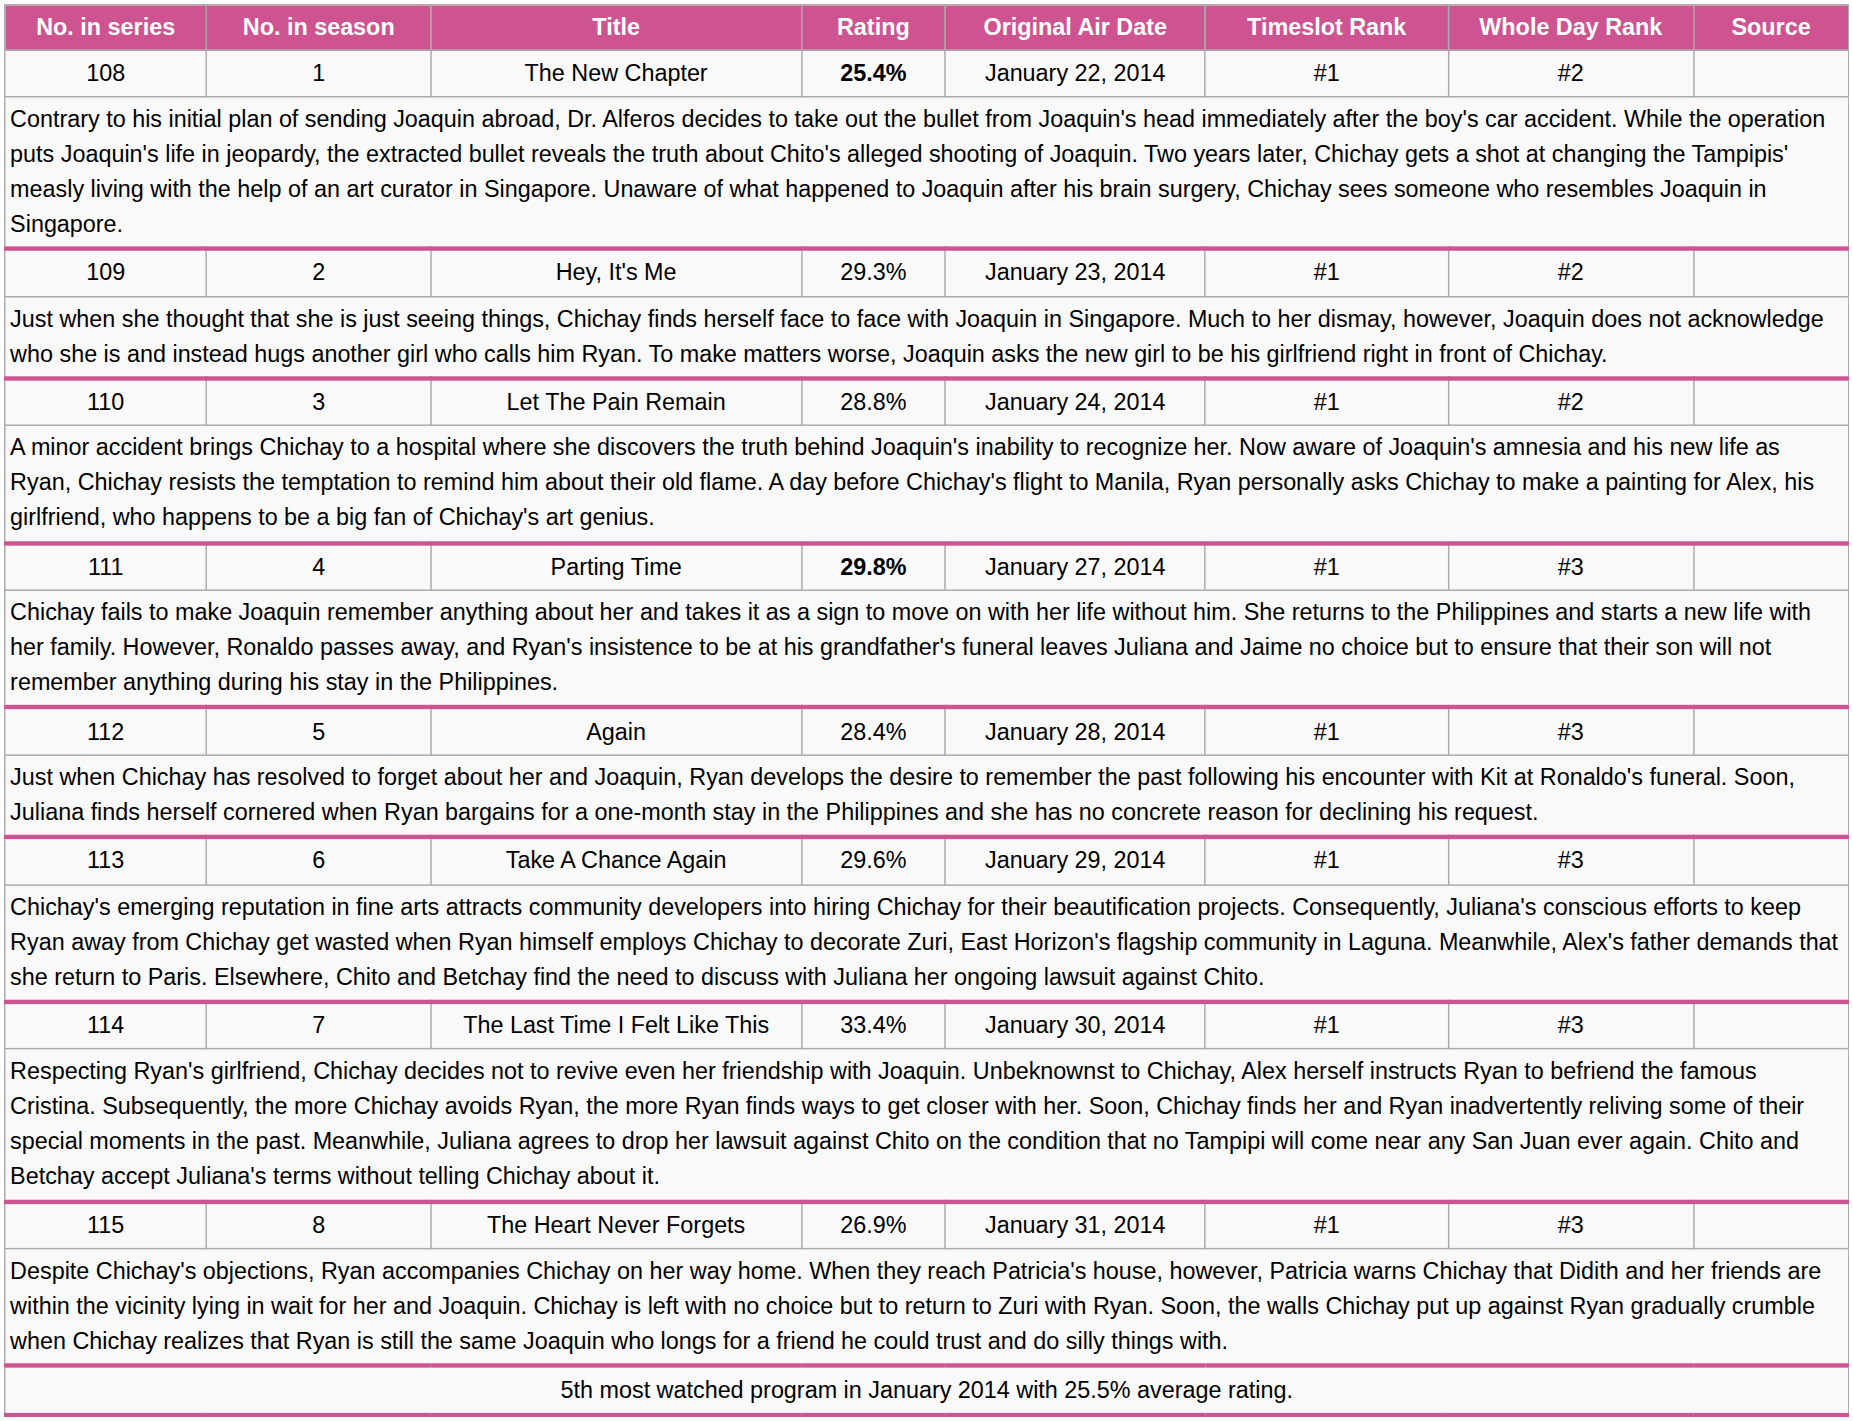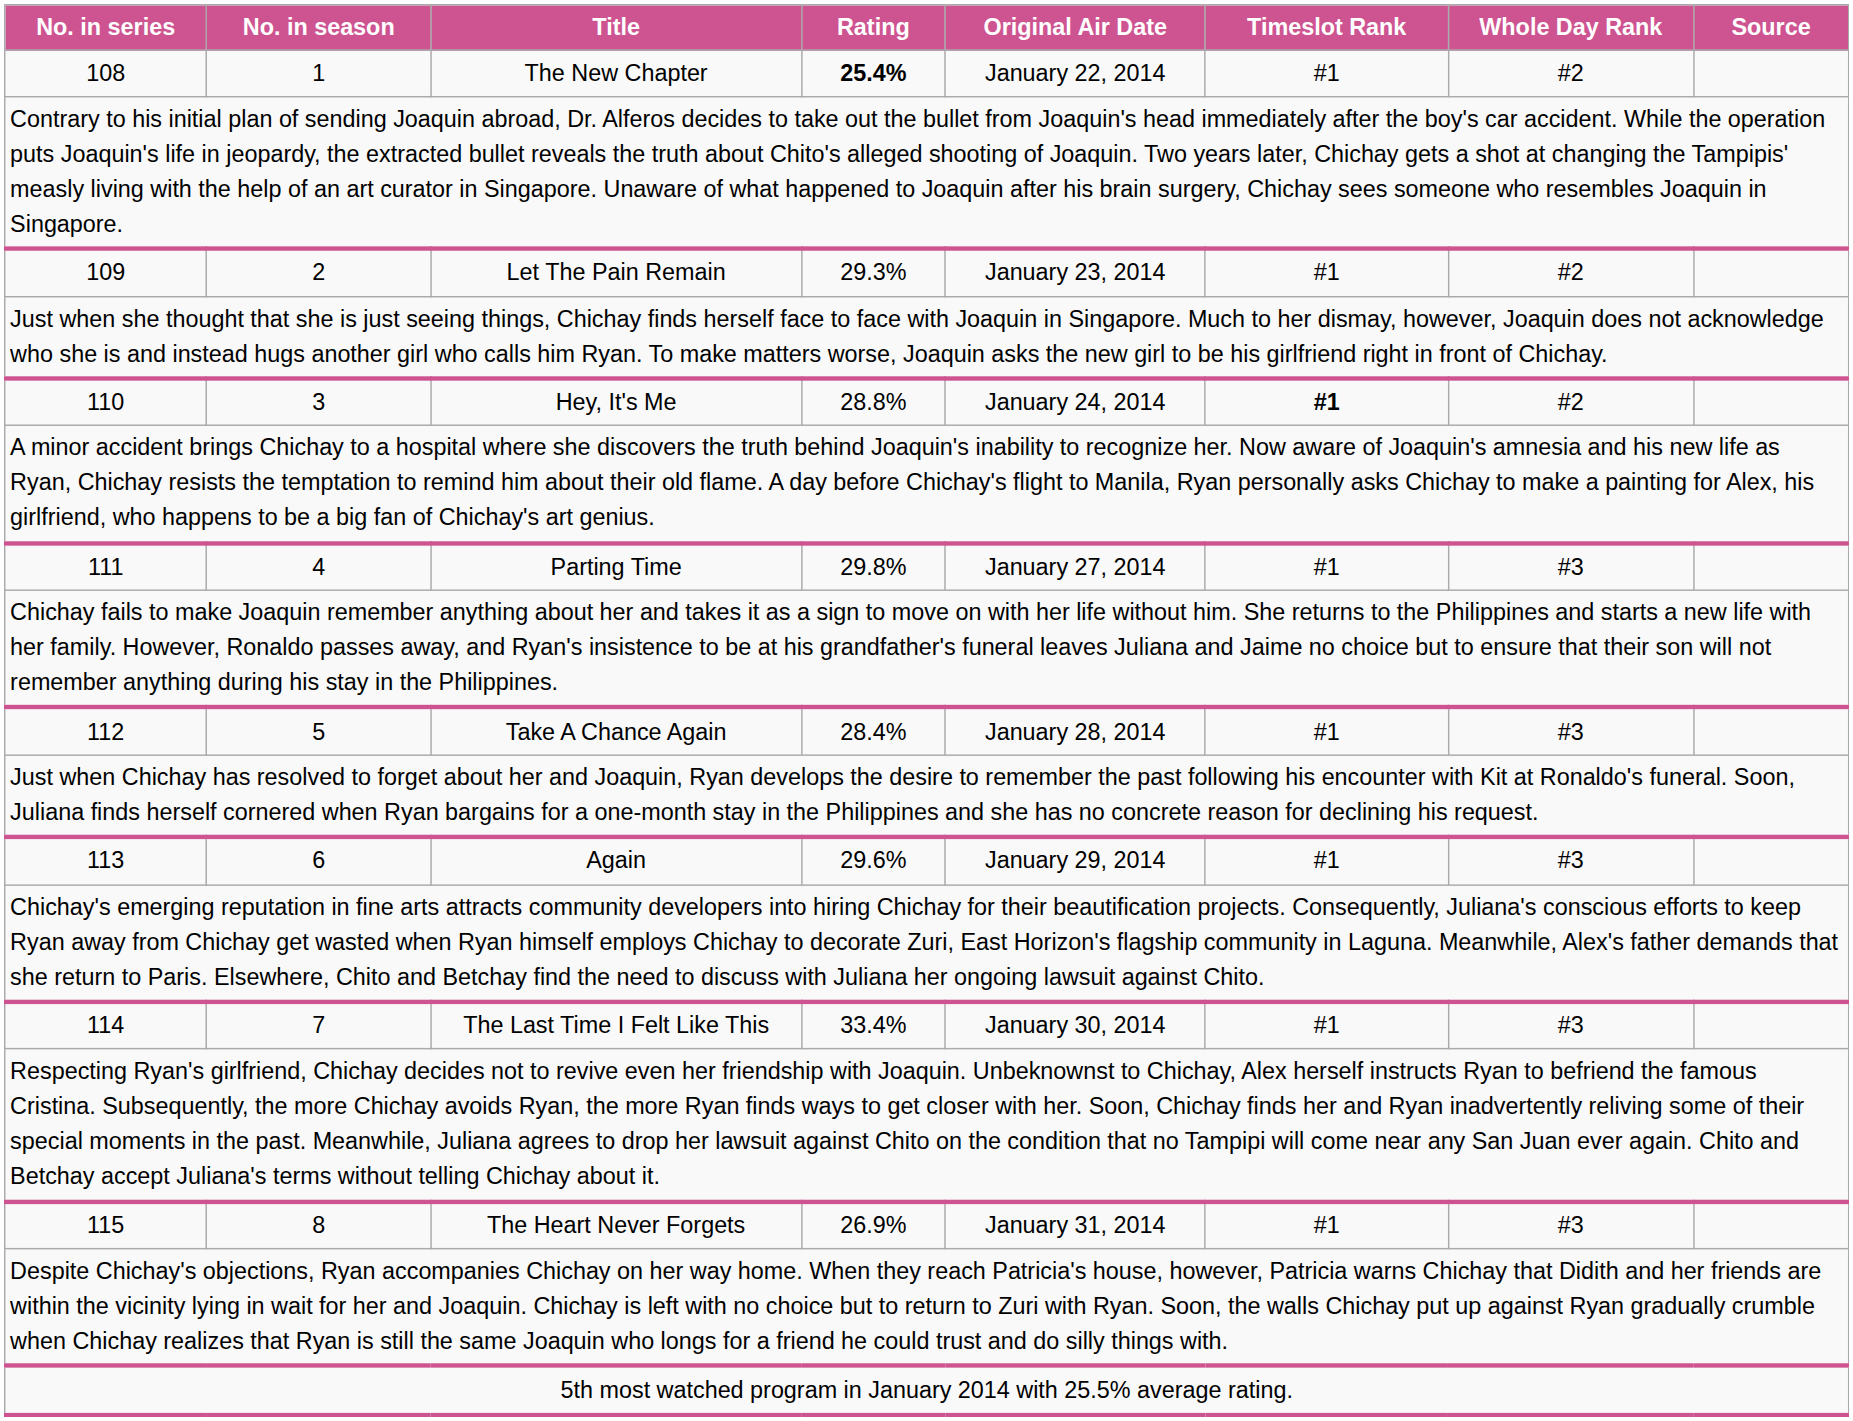(616, 272) Hey, It's Me -> (616, 272) Let The Pain Remain
(616, 402) Let The Pain Remain -> (616, 402) Hey, It's Me
(1327, 402) normal -> (1327, 402) bold
(873, 567) bold -> (873, 567) normal
(616, 731) Again -> (616, 731) Take A Chance Again
(616, 861) Take A Chance Again -> (616, 861) Again
